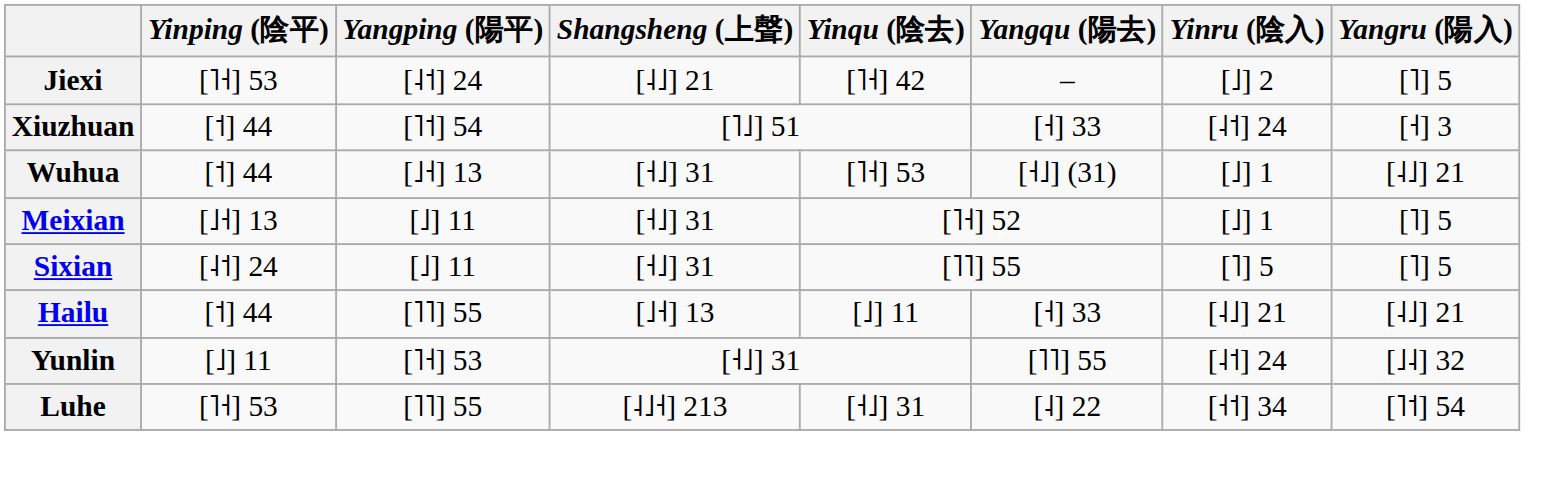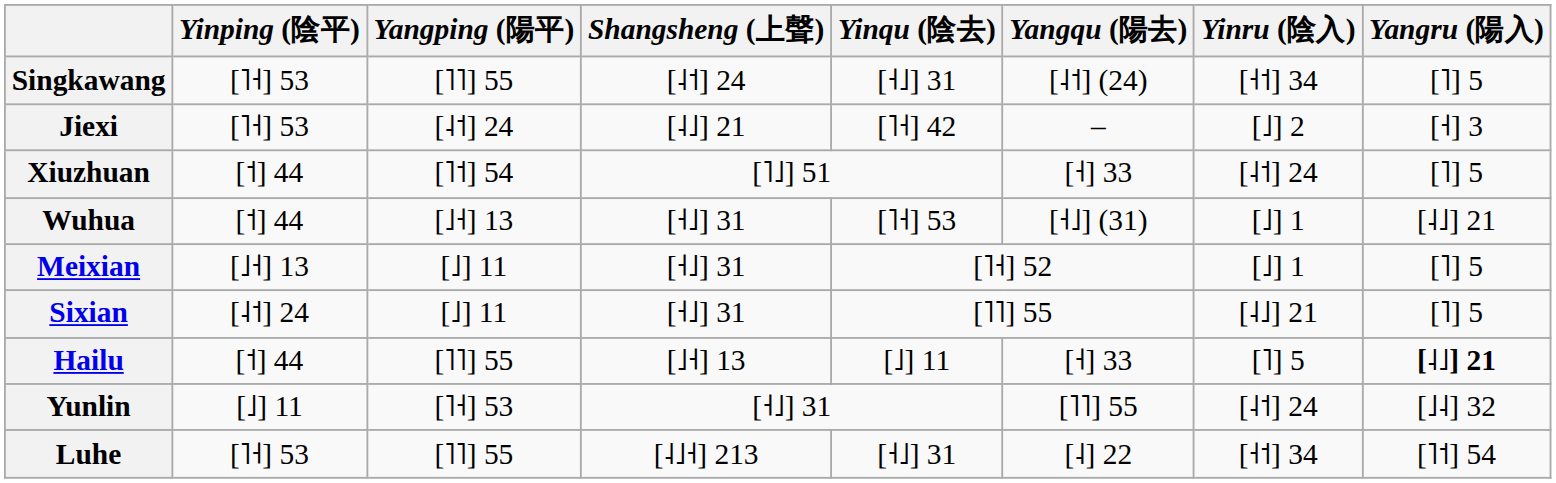+ row: (89, 80)
(1425, 80) [˥] 5 -> (1456, 126) [˧] 3
(1425, 126) [˧] 3 -> (1456, 173) [˥] 5
(1247, 266) [˥] 5 -> (1278, 313) [˨˩] 21
(1247, 313) [˨˩] 21 -> (1278, 360) [˥] 5
(1425, 313) normal -> (1456, 360) bold
